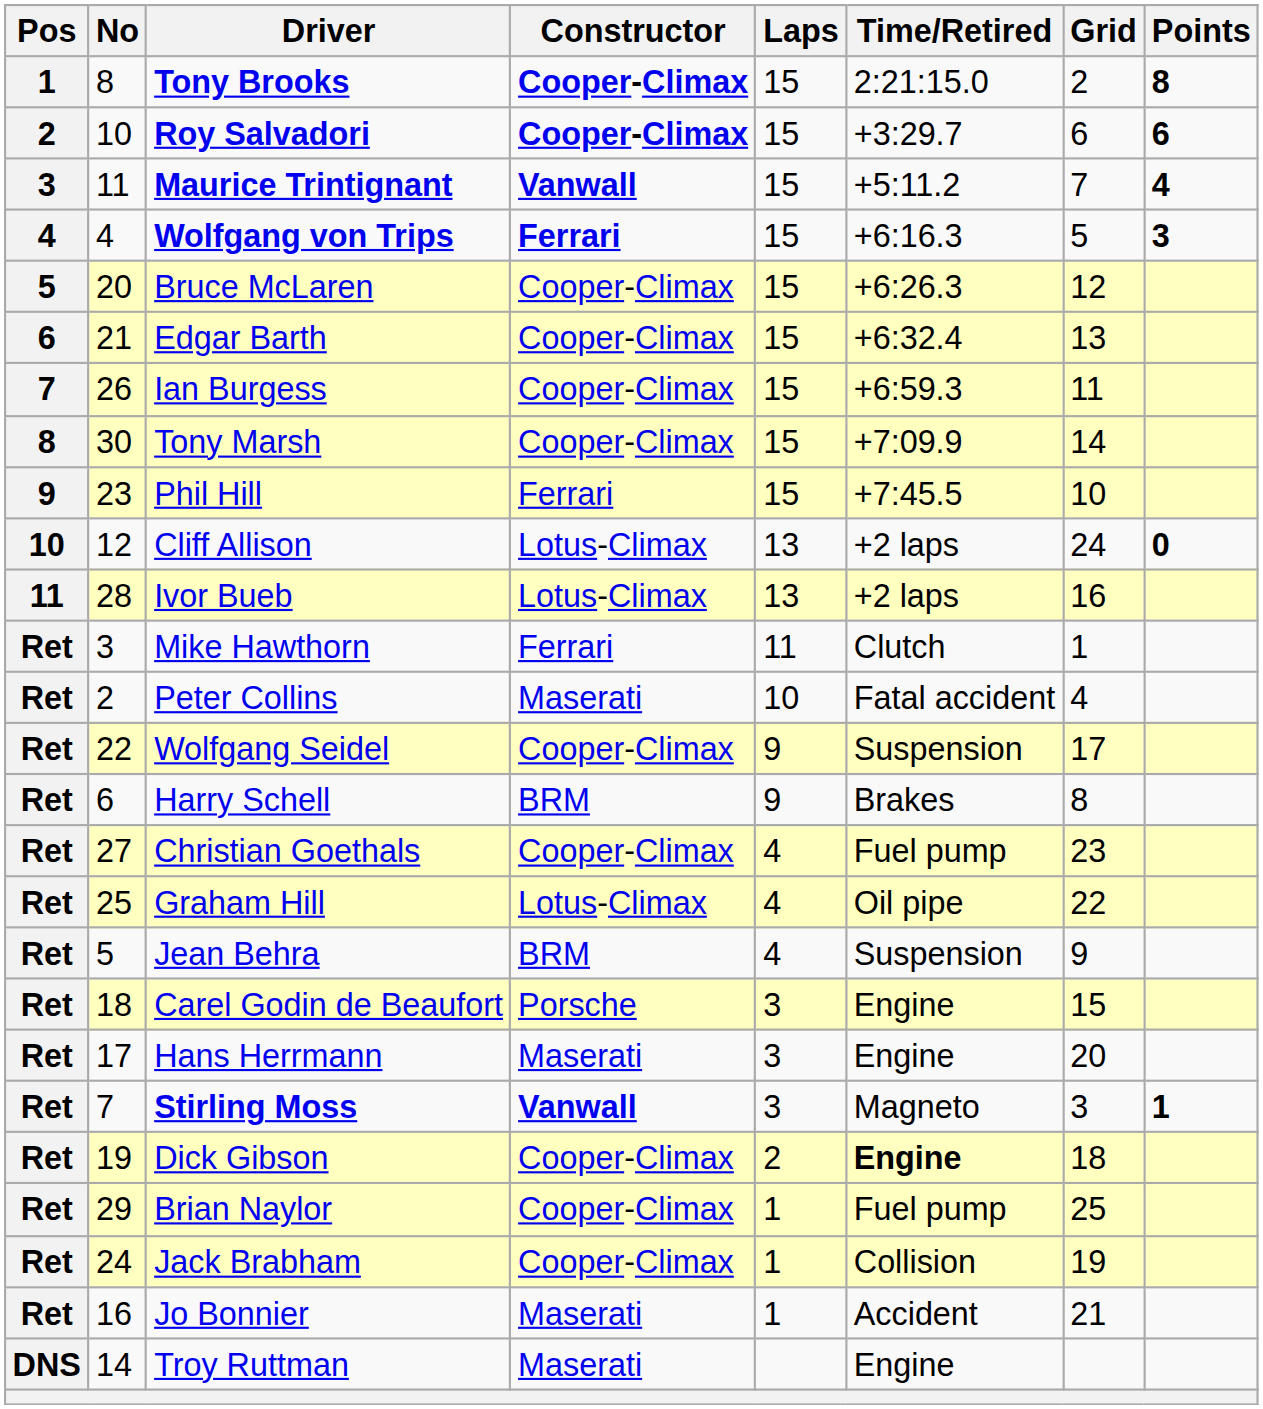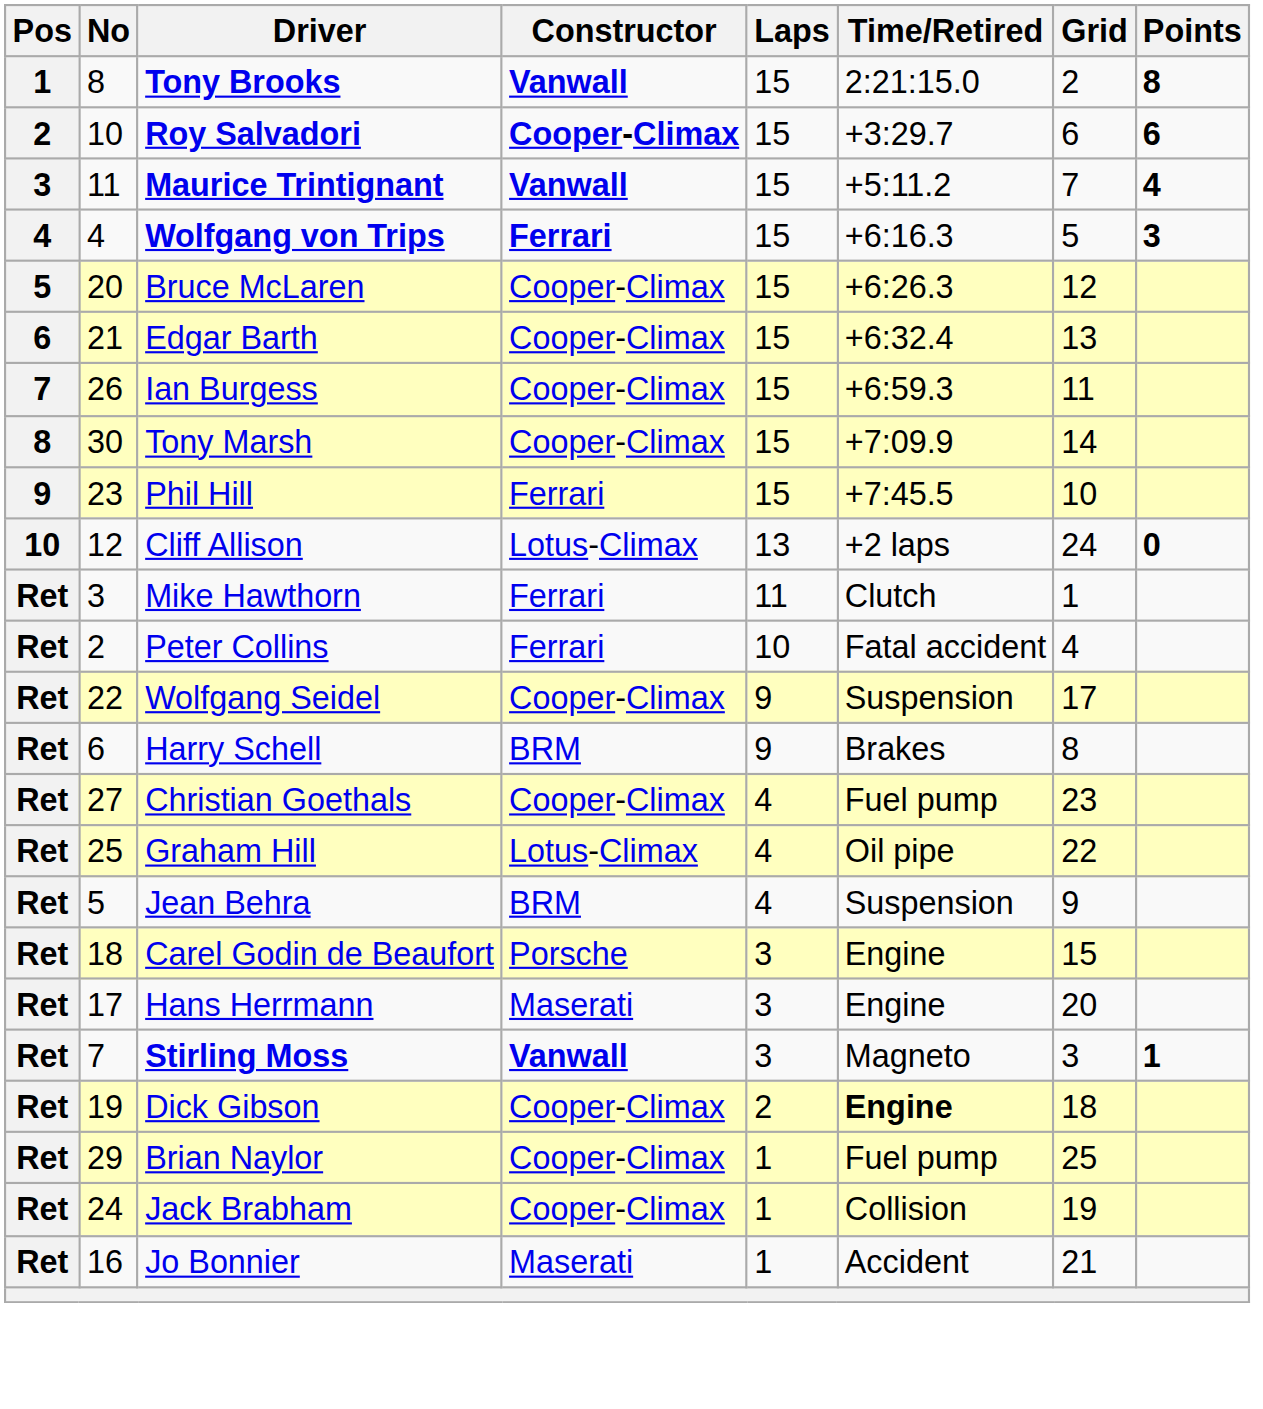(633, 82) Cooper-Climax -> (568, 82) Vanwall
- row: (223, 595)
(580, 697) Maserati -> (557, 646) Ferrari
- row: (252, 1363)
